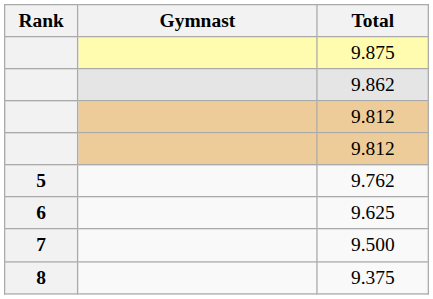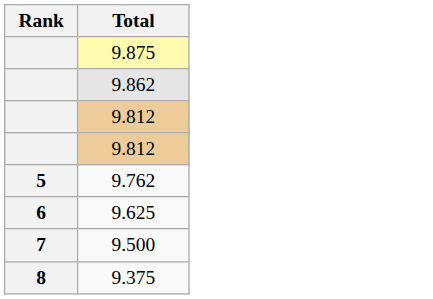- column: (197, 20)
